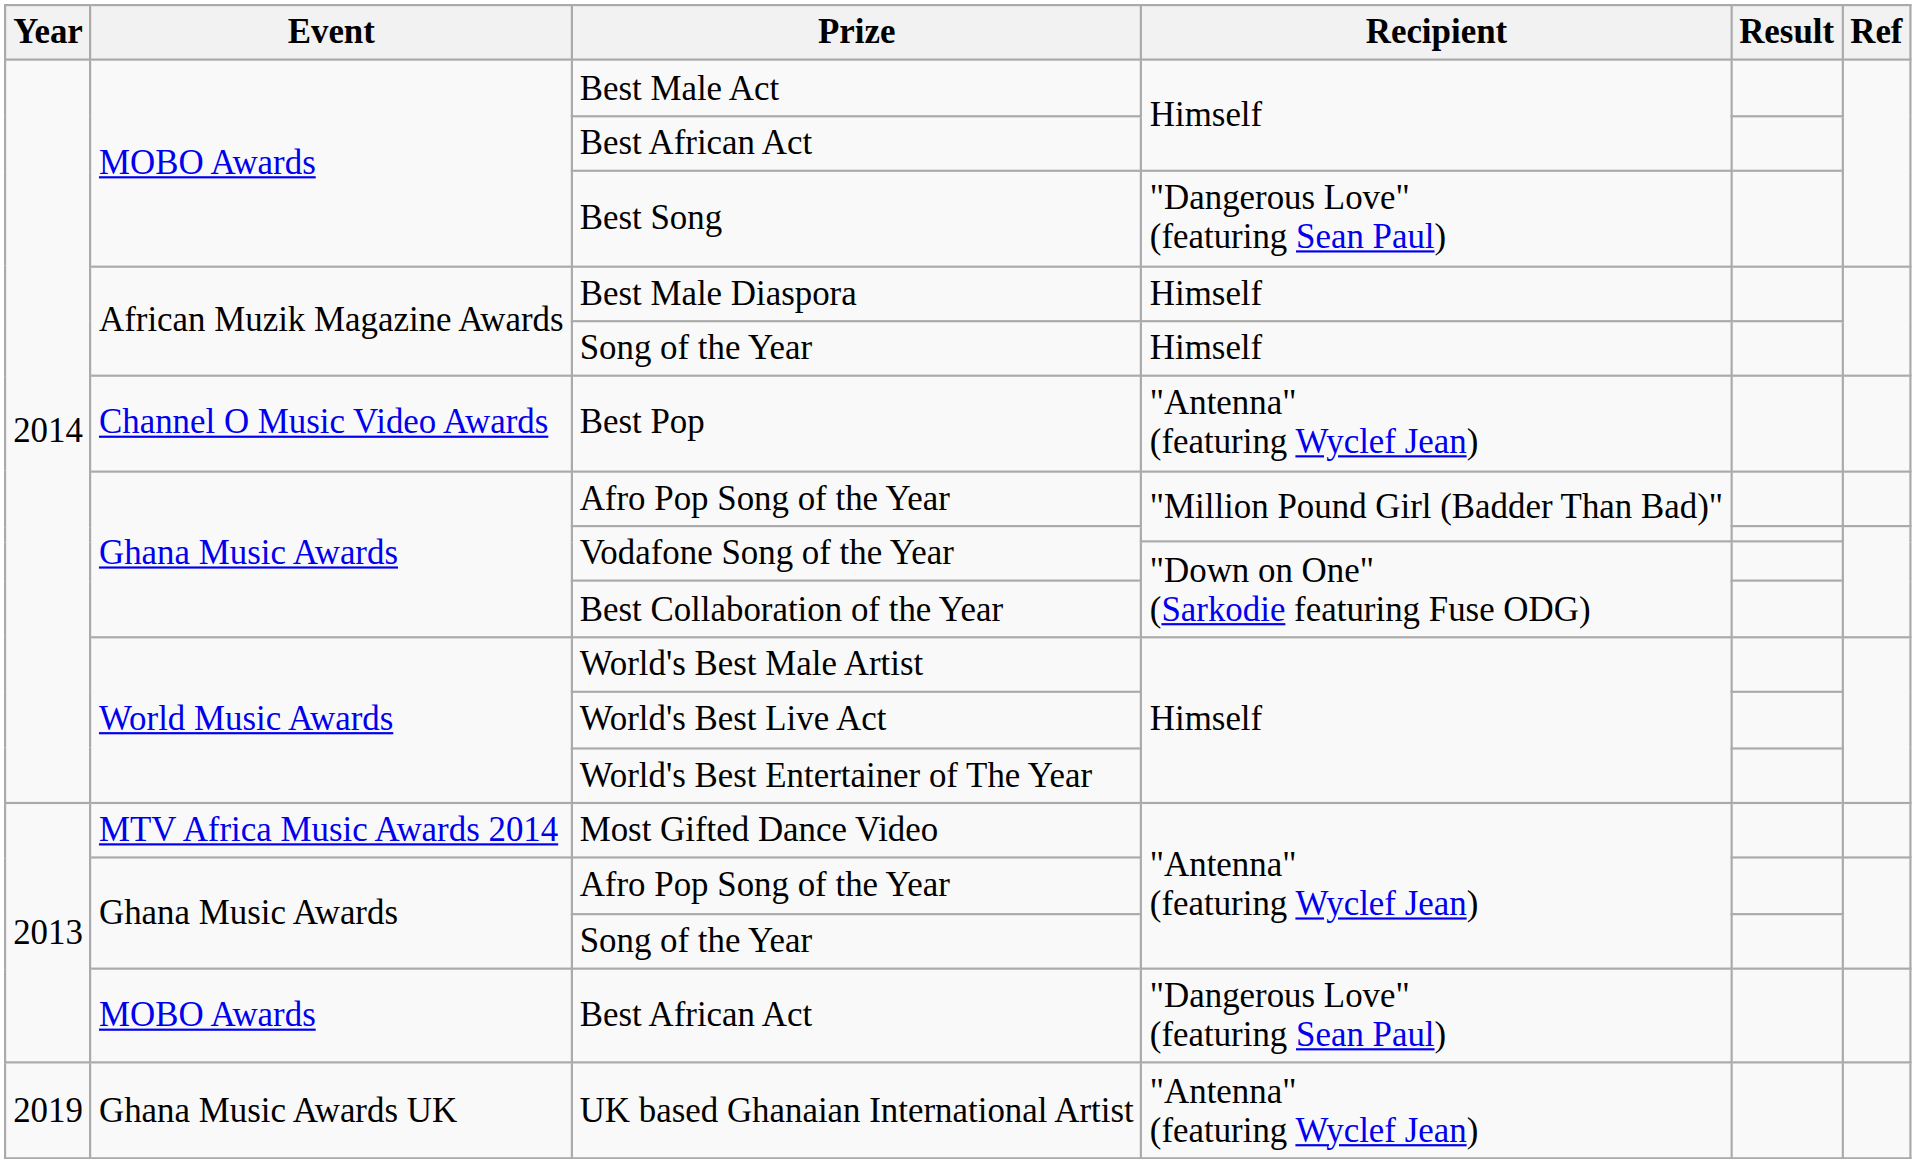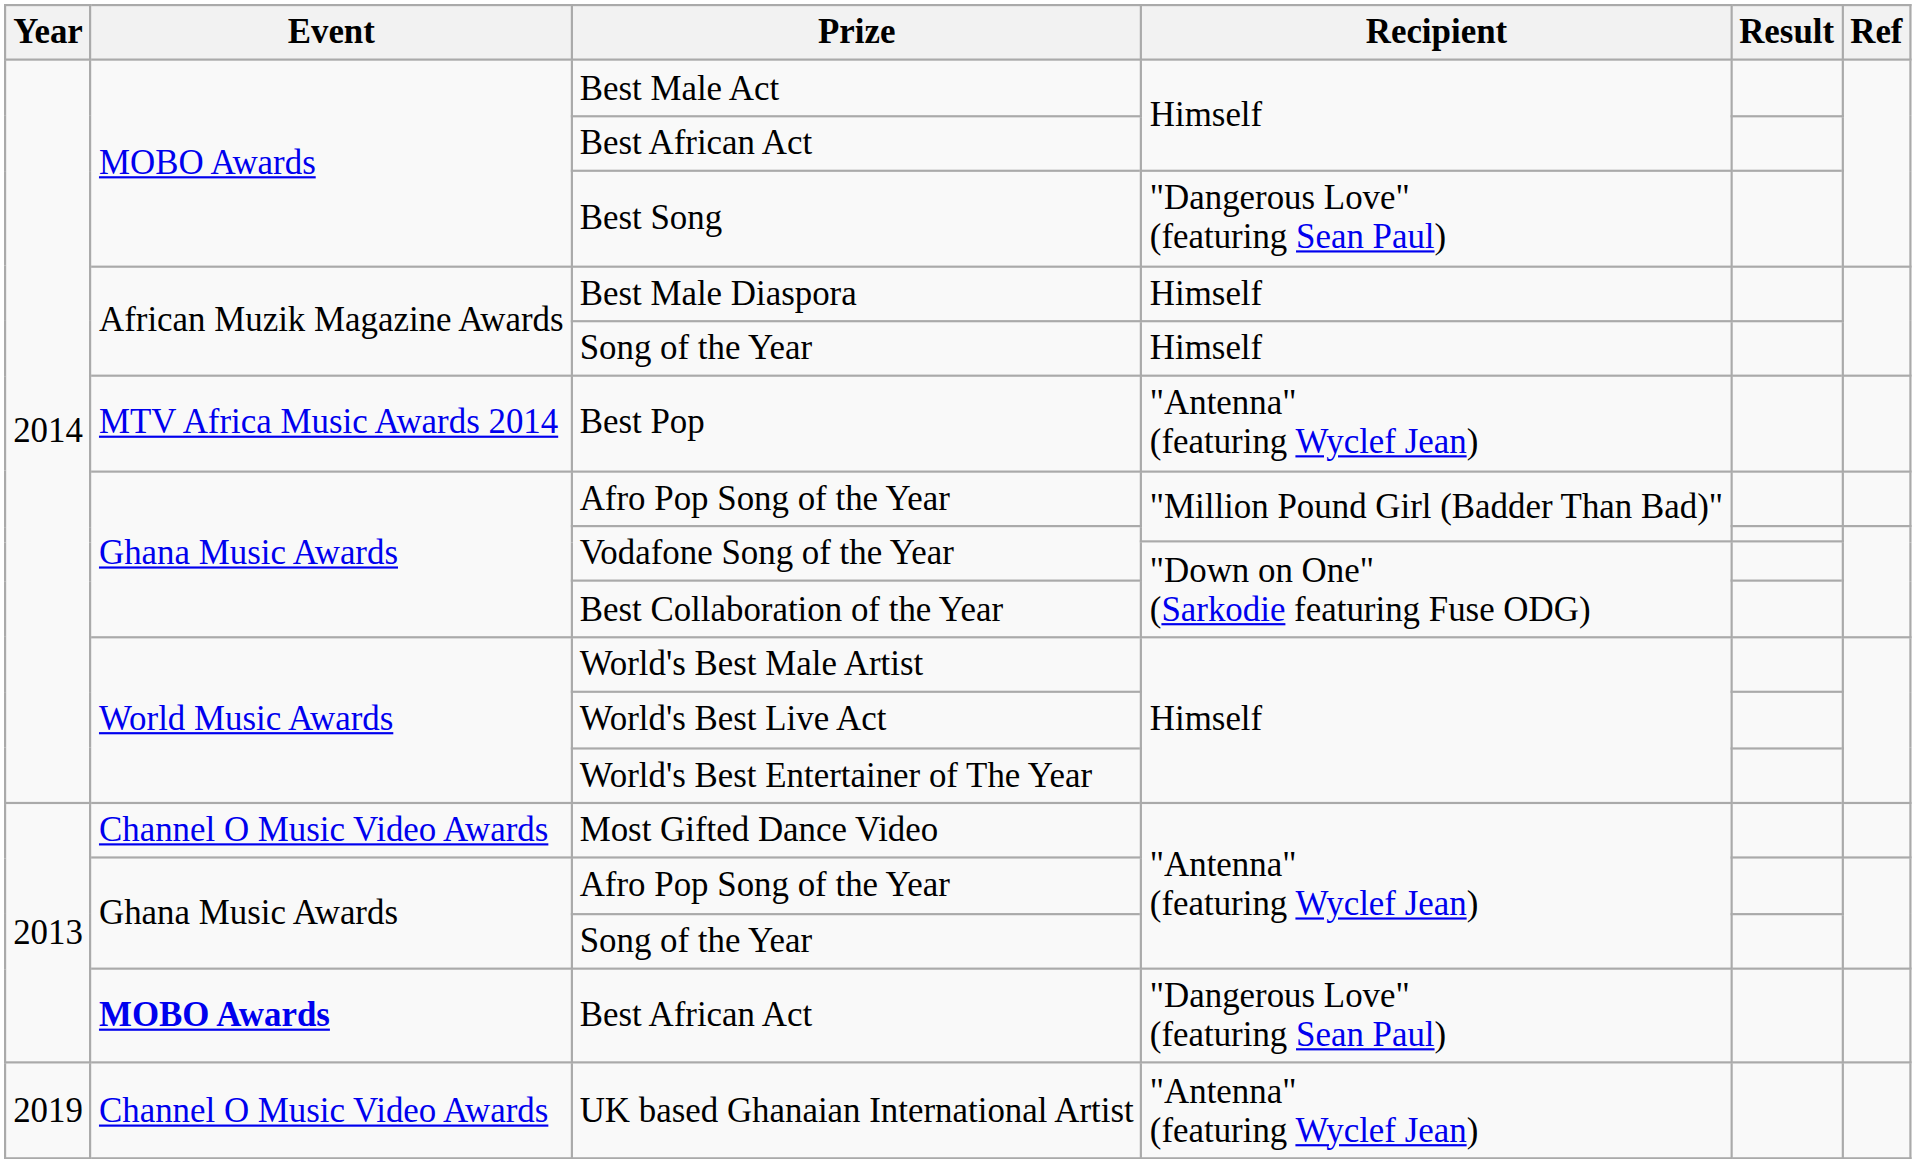(324, 422) Channel O Music Video Awards -> (329, 422) MTV Africa Music Awards 2014
(329, 829) MTV Africa Music Awards 2014 -> (324, 829) Channel O Music Video Awards
(207, 1015) normal -> (214, 1015) bold
(278, 1109) Ghana Music Awards UK -> (324, 1109) Channel O Music Video Awards
